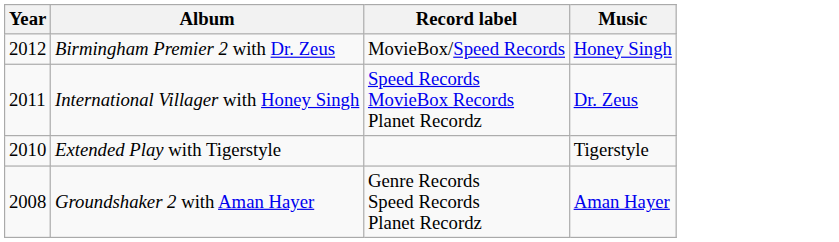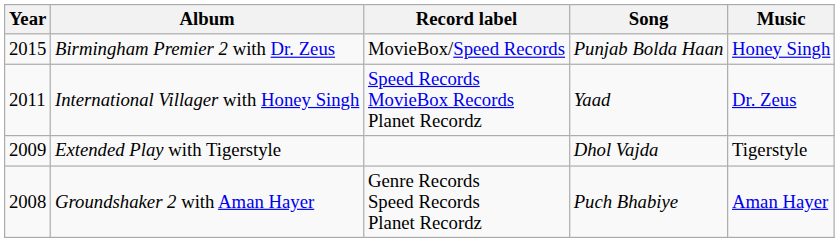+ column: (649, 19)
(28, 49) 2012 -> (28, 49) 2015
(28, 150) 2010 -> (28, 150) 2009
